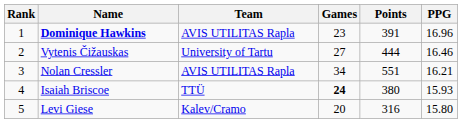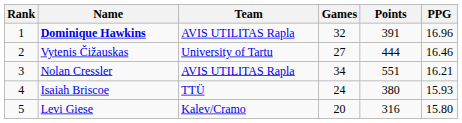(339, 33) 23 -> (339, 33) 32
(339, 90) bold -> (339, 90) normal
